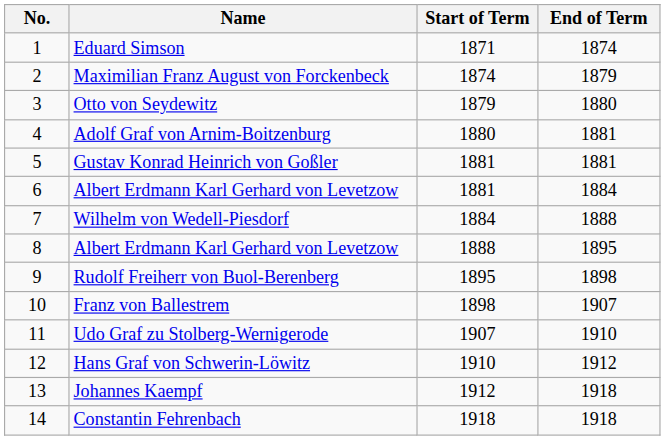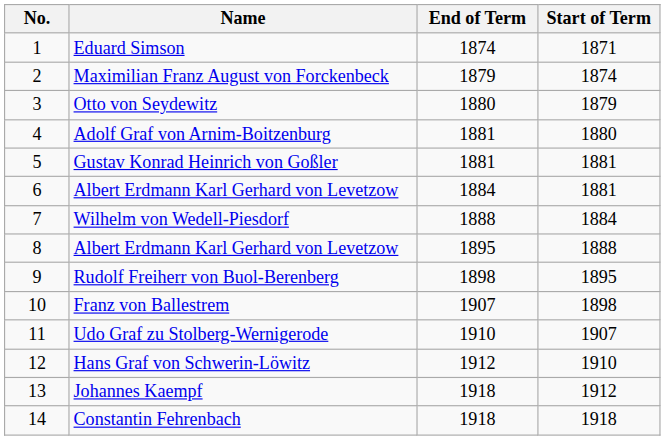columns swapped: (477, 18) <-> (599, 18)
